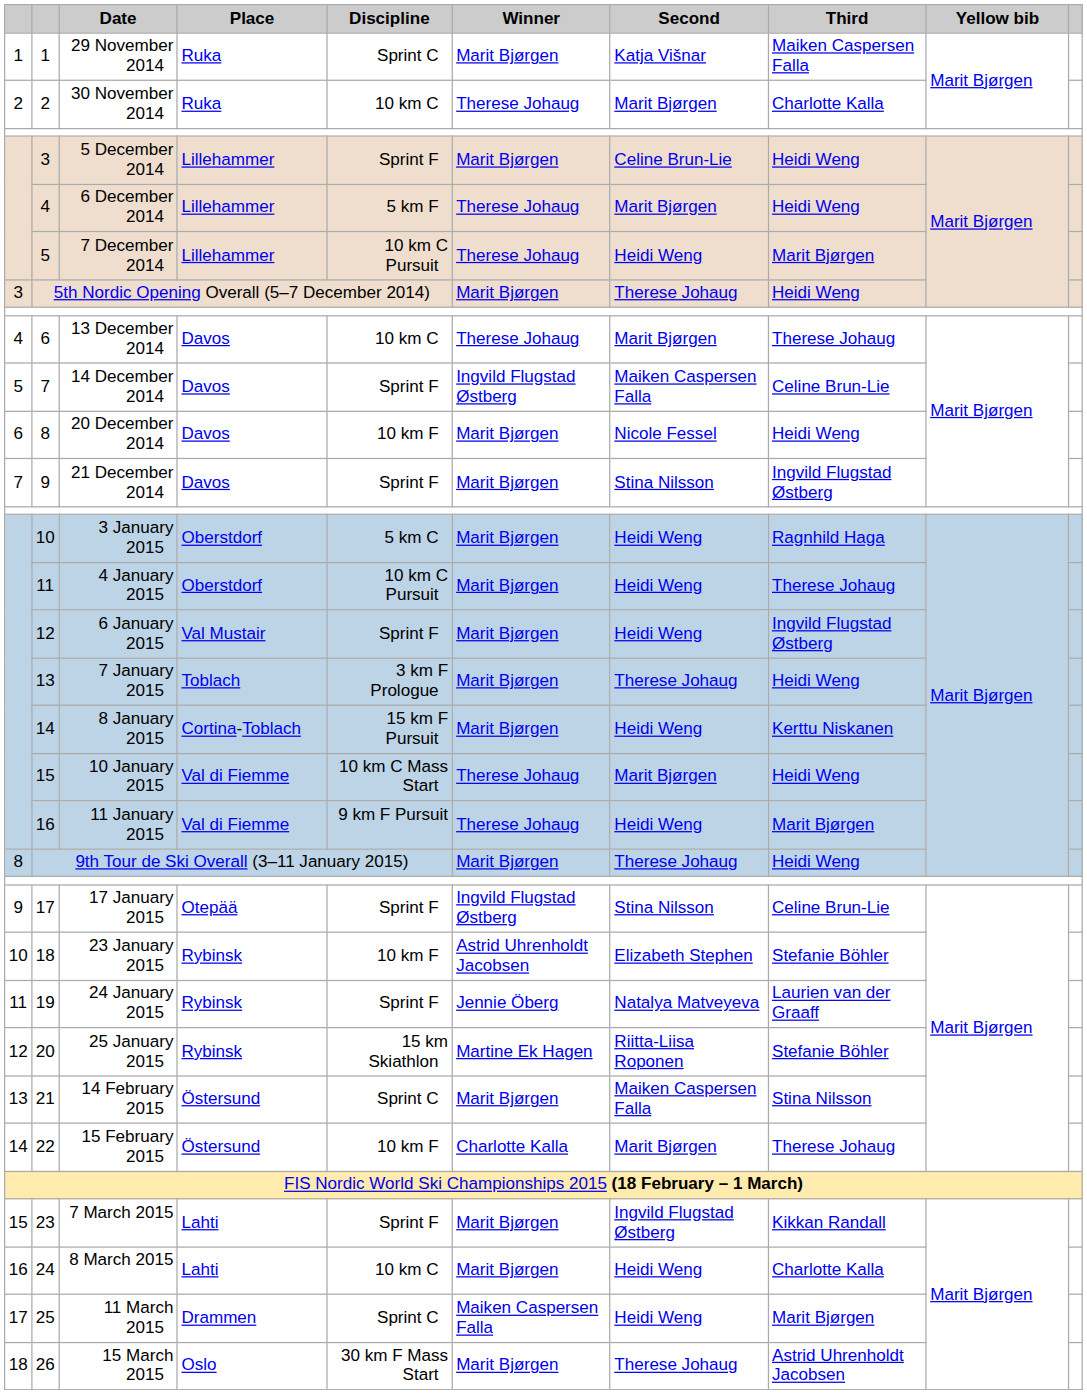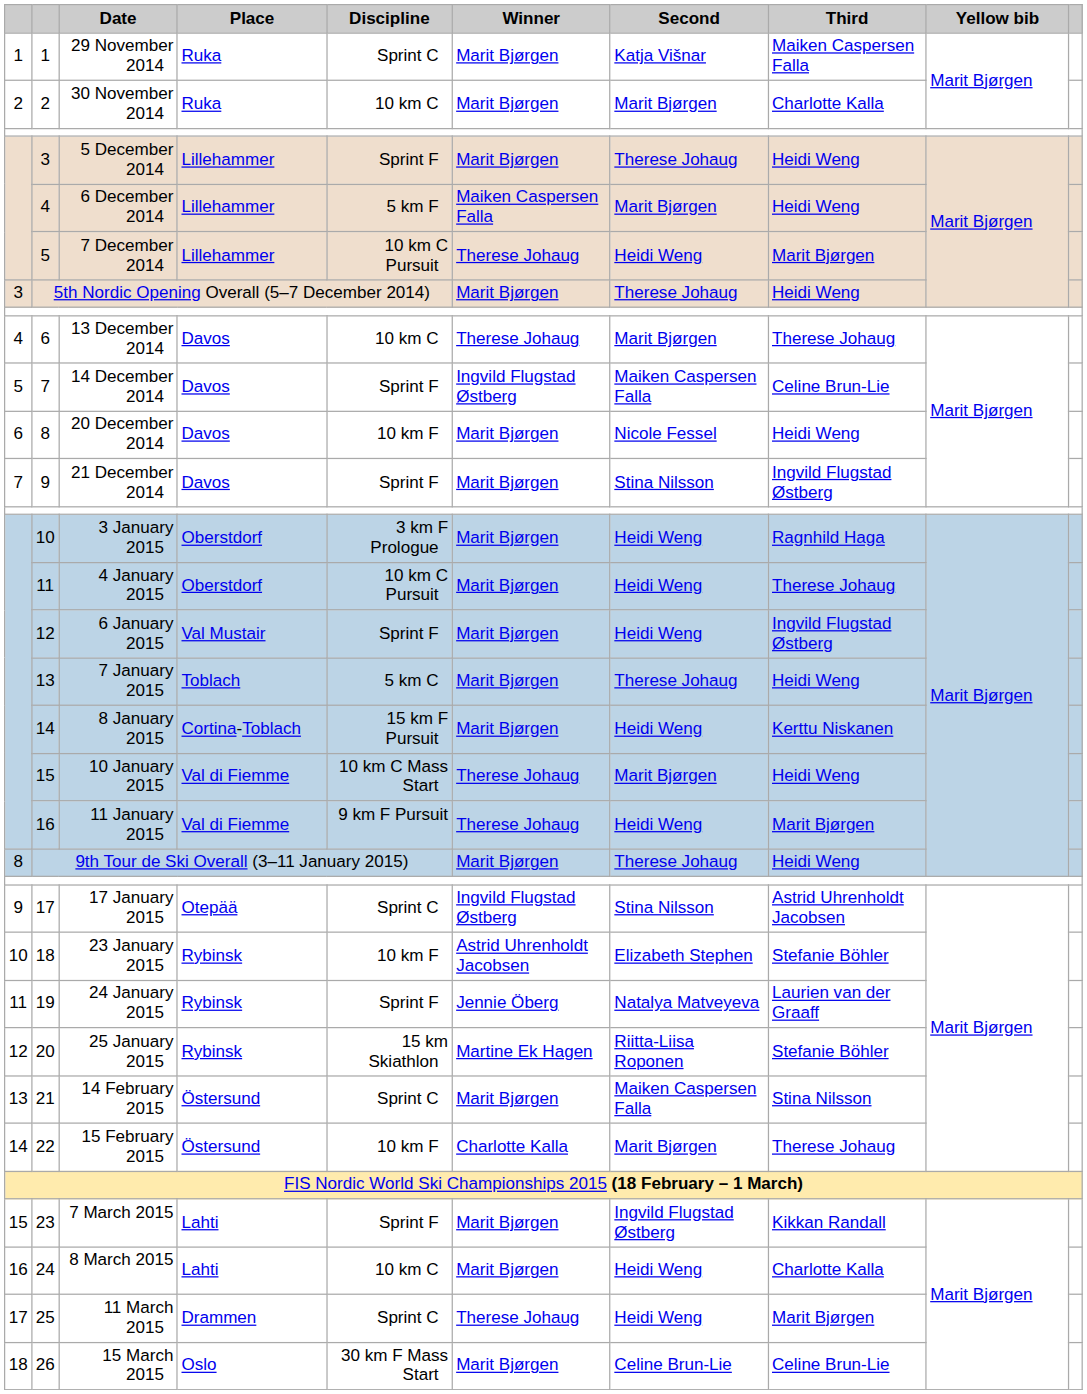(518, 103) Therese Johaug -> (507, 103) Marit Bjørgen
(673, 159) Celine Brun-Lie -> (676, 159) Therese Johaug
(518, 207) Therese Johaug -> (527, 207) Maiken Caspersen Falla
(416, 537) 5 km C -> (409, 537) 3 km F Prologue
(409, 680) 3 km F Prologue -> (416, 680) 5 km C
(413, 907) Sprint F -> (413, 907) Sprint C
(831, 907) Celine Brun-Lie -> (838, 907) Astrid Uhrenholdt Jacobsen
(527, 1317) Maiken Caspersen Falla -> (518, 1317) Therese Johaug
(676, 1365) Therese Johaug -> (673, 1365) Celine Brun-Lie
(838, 1365) Astrid Uhrenholdt Jacobsen -> (831, 1365) Celine Brun-Lie
